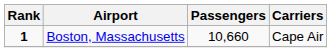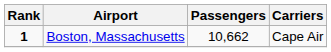(228, 36) 10,660 -> (228, 36) 10,662
